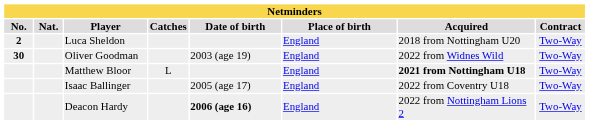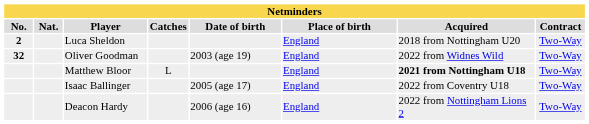(19, 56) 30 -> (19, 56) 32
(221, 107) bold -> (221, 107) normal
